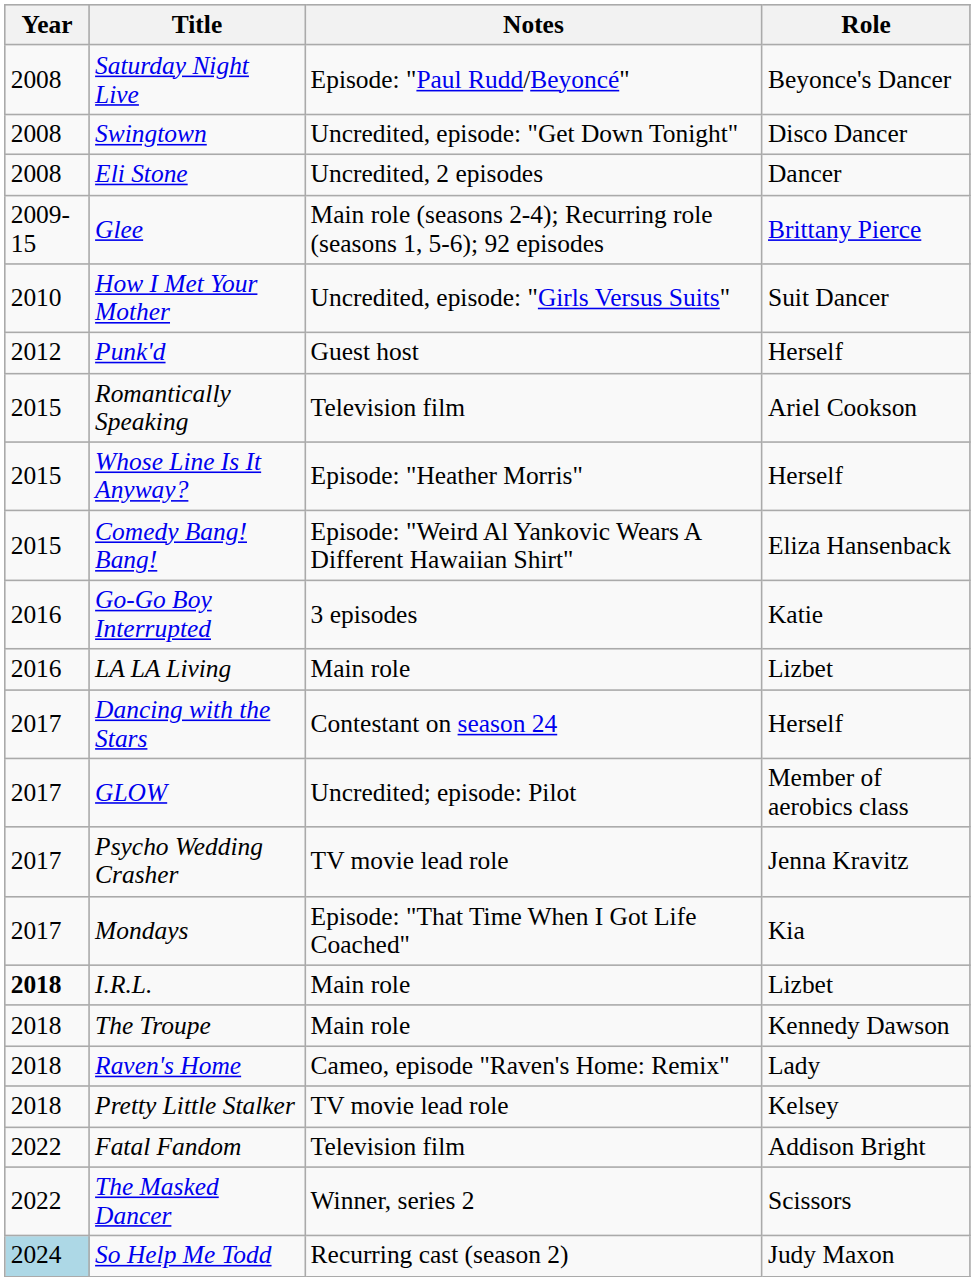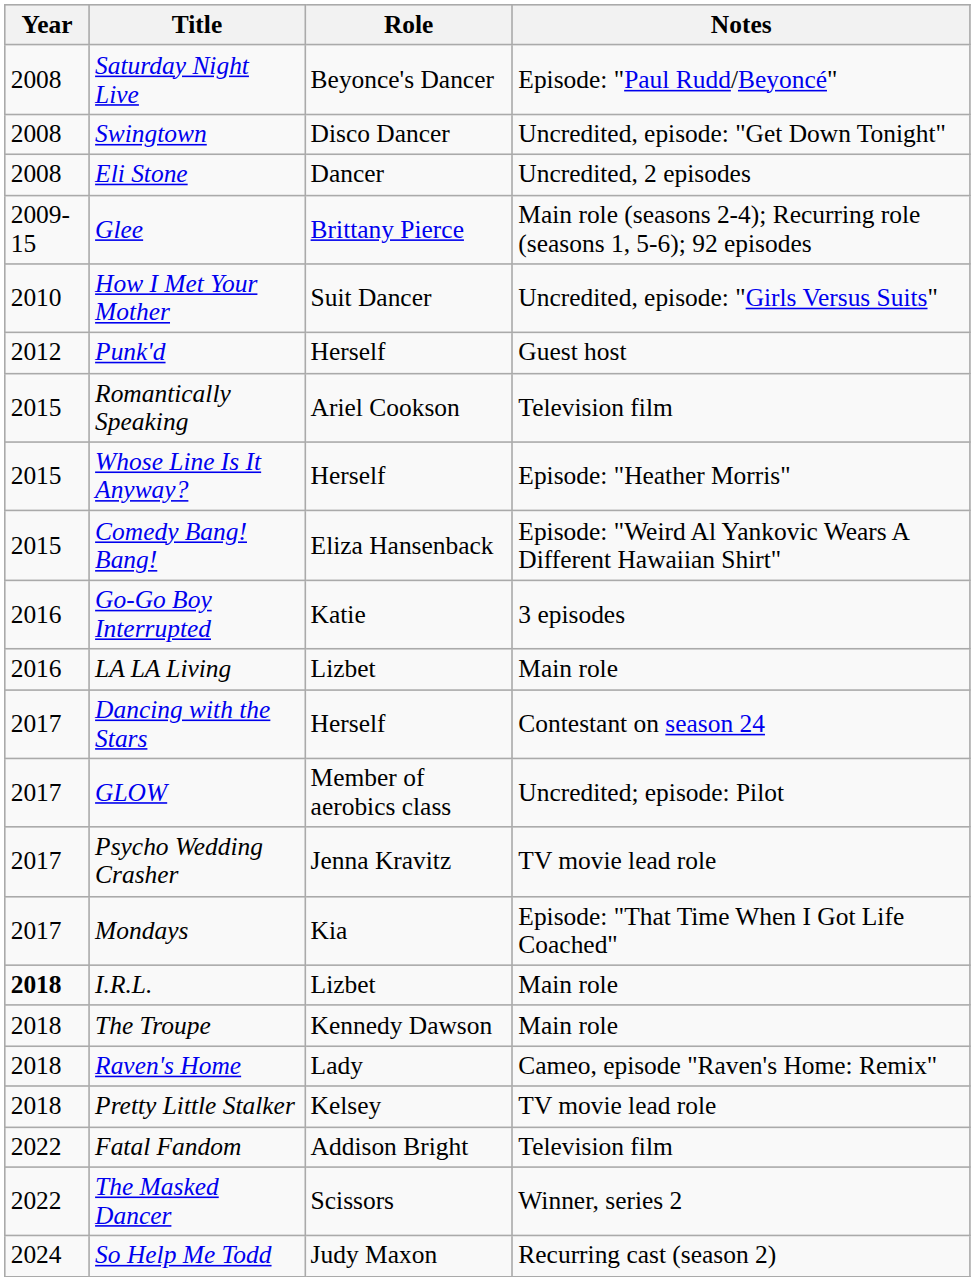columns swapped: (866, 24) <-> (533, 24)
(36, 1255) lightblue background -> (36, 1255) no background
